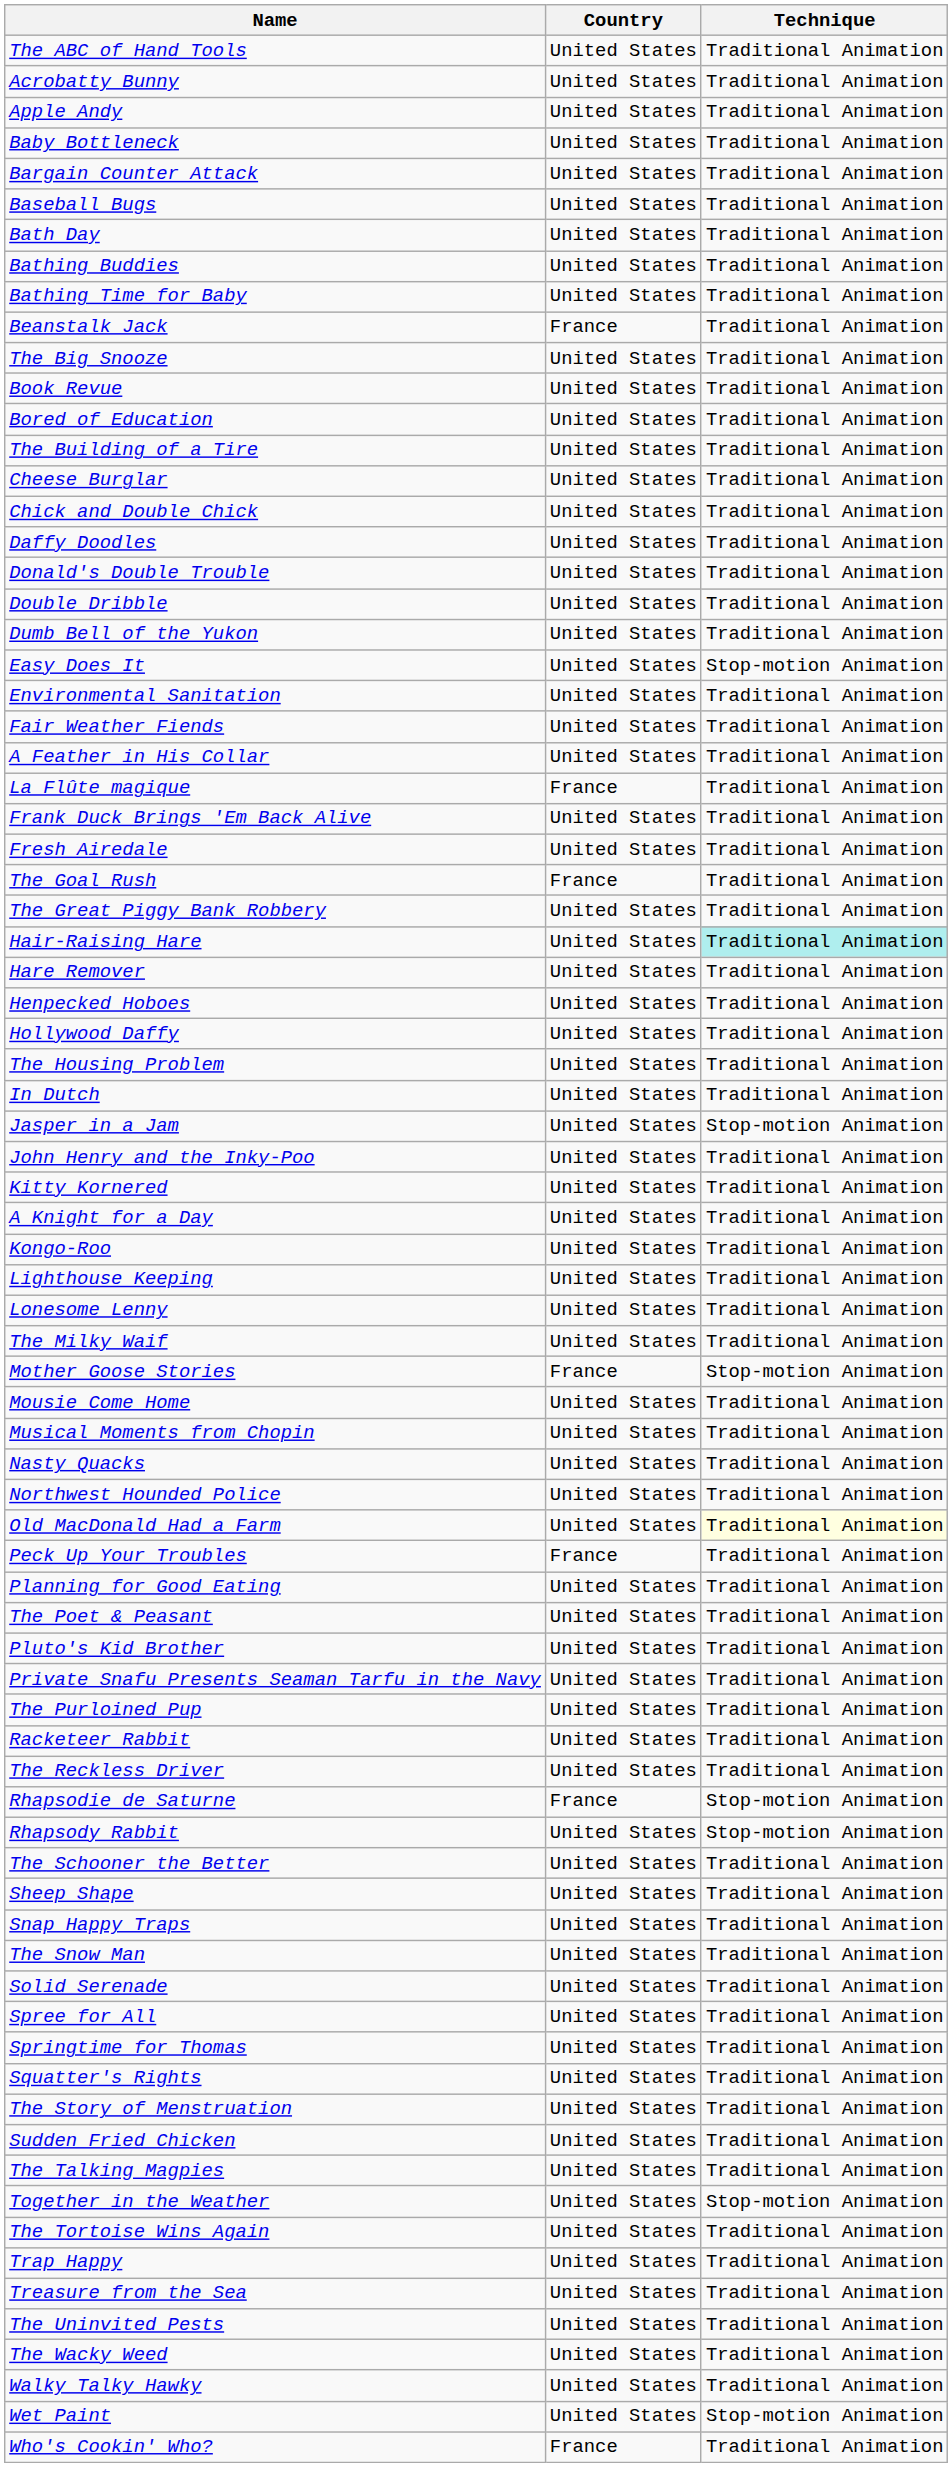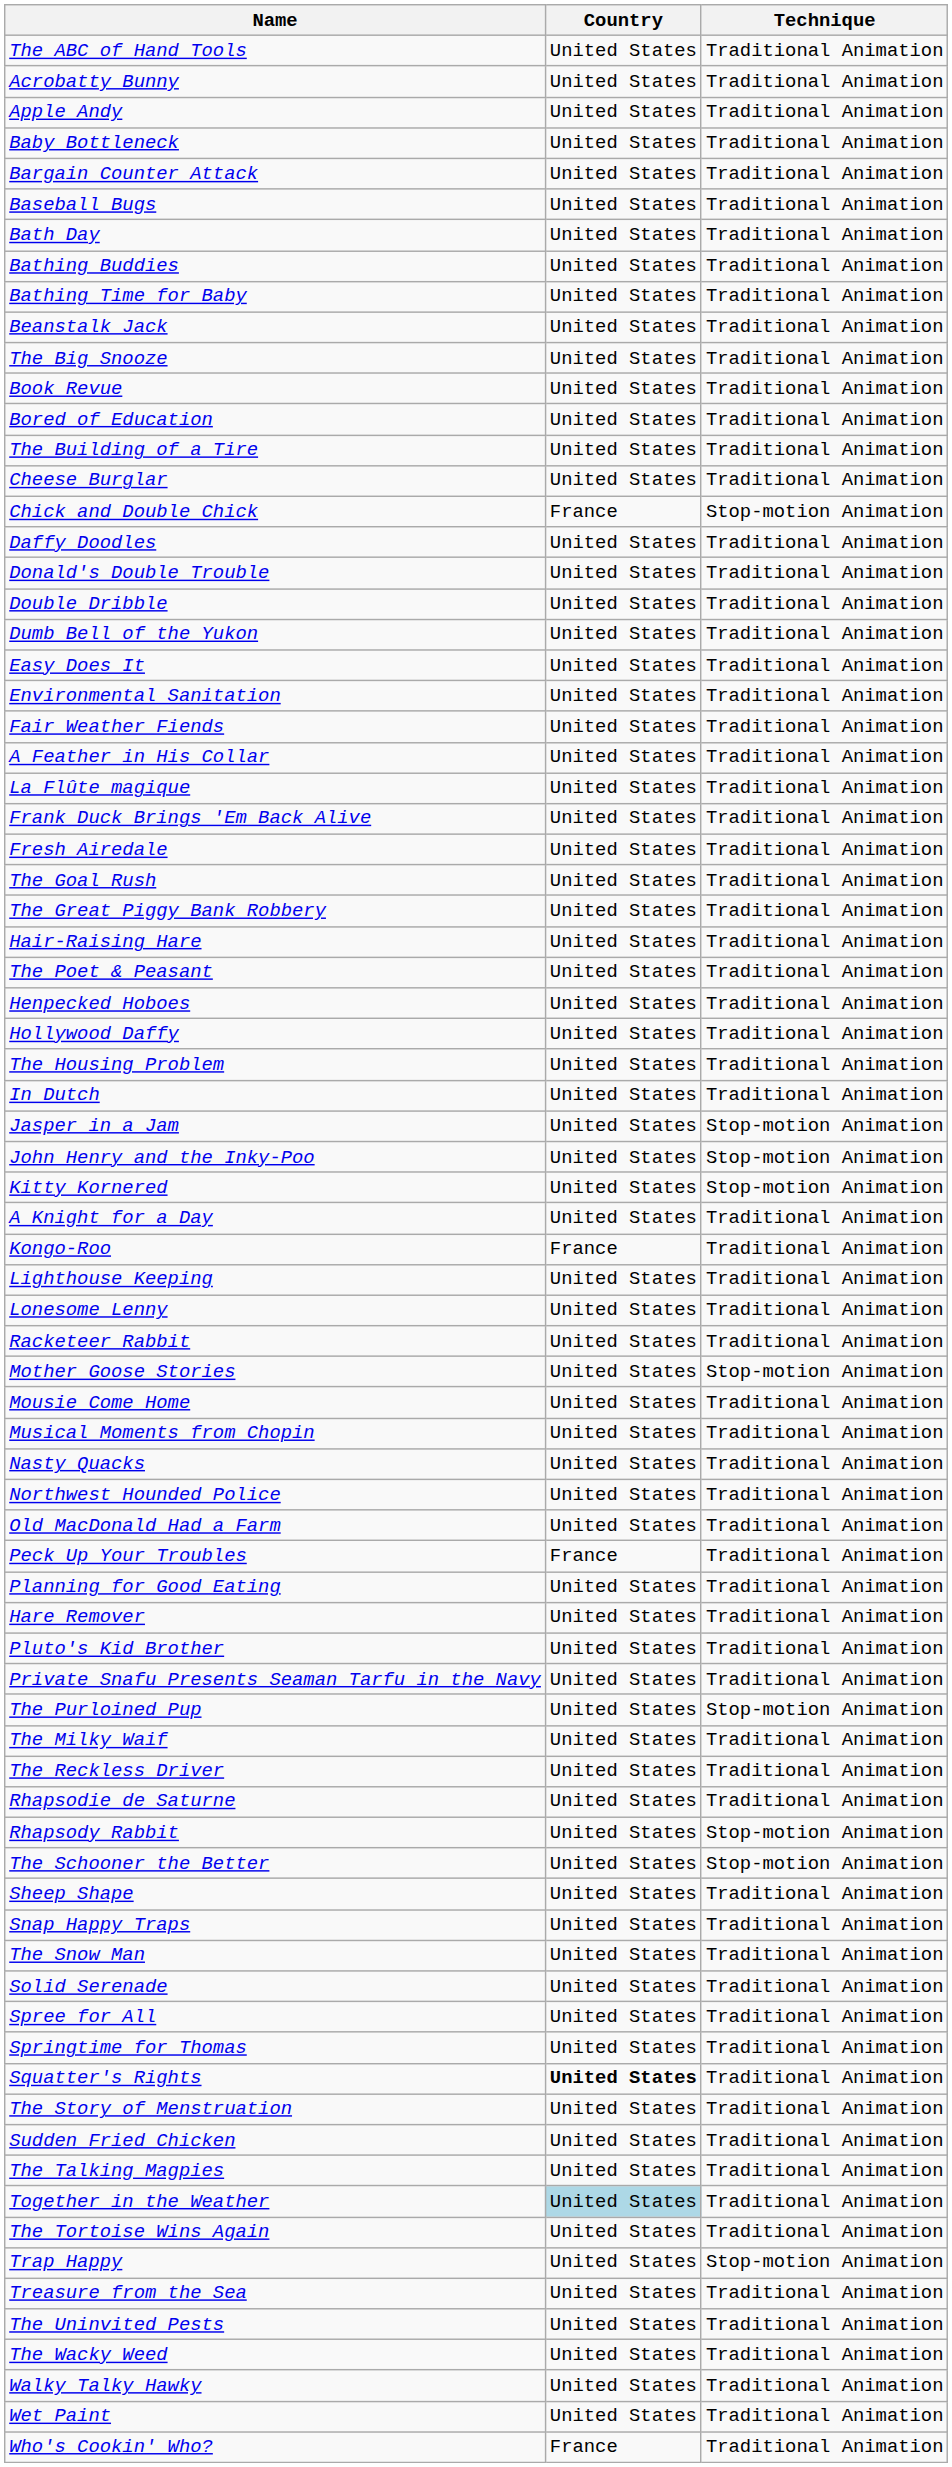(584, 327) France -> (623, 327) United States
(623, 512) United States -> (584, 512) France
(825, 512) Traditional Animation -> (825, 512) Stop-motion Animation
(825, 665) Stop-motion Animation -> (825, 665) Traditional Animation
(584, 788) France -> (623, 788) United States
(584, 880) France -> (623, 880) United States
(825, 942) paleturquoise background -> (825, 942) no background
rows swapped: (77, 972) <-> (111, 1618)
(825, 1157) Traditional Animation -> (825, 1157) Stop-motion Animation
(825, 1188) Traditional Animation -> (825, 1188) Stop-motion Animation
(623, 1249) United States -> (584, 1249) France
rows swapped: (88, 1341) <-> (100, 1741)
(584, 1372) France -> (623, 1372) United States
(825, 1525) lightyellow background -> (825, 1525) no background
(825, 1710) Traditional Animation -> (825, 1710) Stop-motion Animation
(584, 1802) France -> (623, 1802) United States
(825, 1802) Stop-motion Animation -> (825, 1802) Traditional Animation
(825, 1863) Traditional Animation -> (825, 1863) Stop-motion Animation
(623, 2078) normal -> (623, 2078) bold
(623, 2201) no background -> (623, 2201) lightblue background
(825, 2201) Stop-motion Animation -> (825, 2201) Traditional Animation
(825, 2263) Traditional Animation -> (825, 2263) Stop-motion Animation
(825, 2416) Stop-motion Animation -> (825, 2416) Traditional Animation
